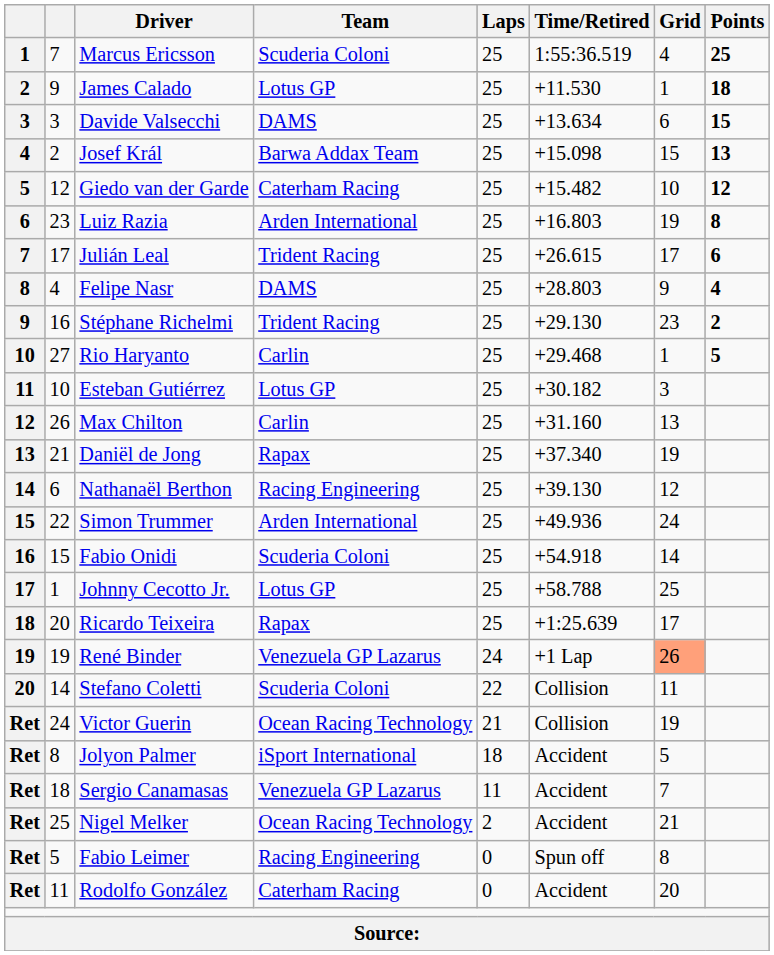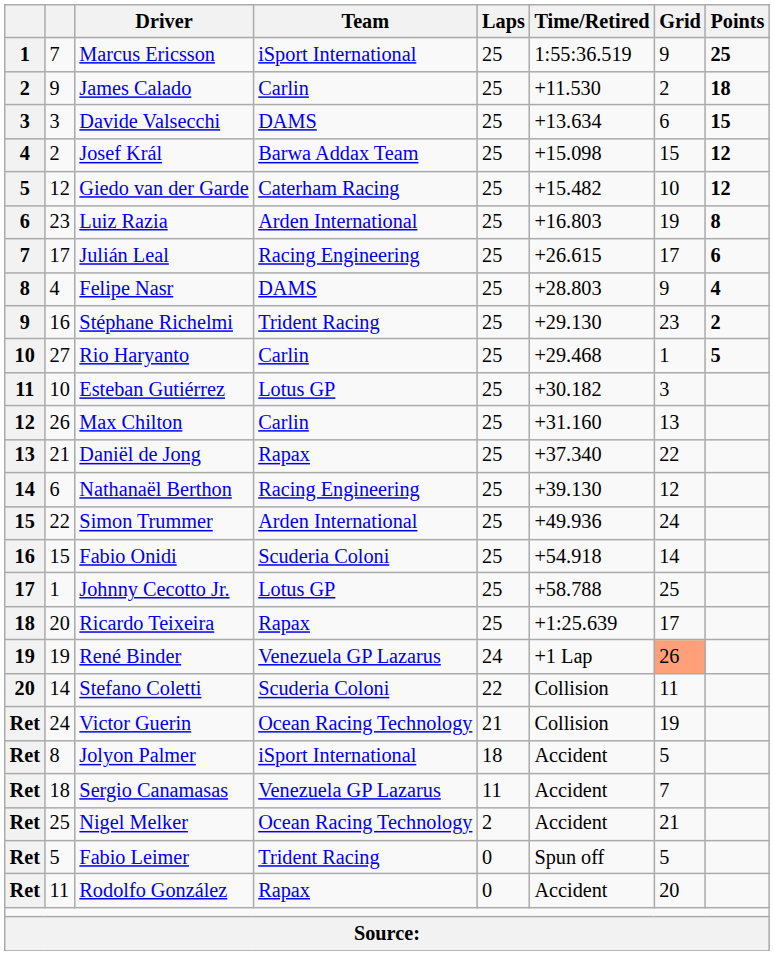(324, 54) Scuderia Coloni -> (337, 54) iSport International
(664, 54) 4 -> (664, 54) 9
(297, 87) Lotus GP -> (284, 87) Carlin
(664, 87) 1 -> (664, 87) 2
(721, 154) 13 -> (721, 154) 12
(319, 254) Trident Racing -> (339, 254) Racing Engineering
(669, 455) 19 -> (669, 455) 22
(339, 856) Racing Engineering -> (319, 856) Trident Racing
(664, 856) 8 -> (664, 856) 5
(329, 890) Caterham Racing -> (284, 890) Rapax
